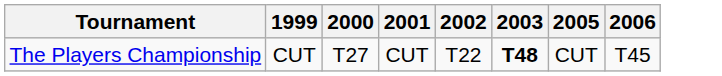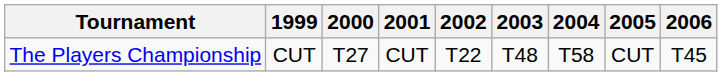+ column: (576, 21)
(520, 55) bold -> (520, 55) normal
